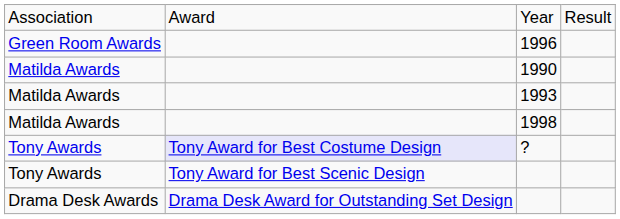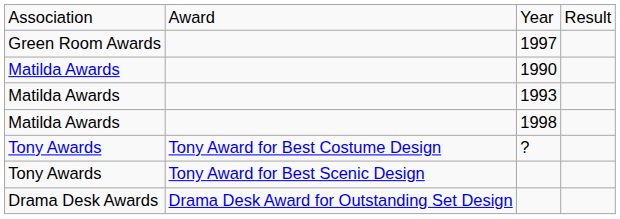- row: (85, 43)
+ row: (85, 43)
(305, 148) lavender background -> (305, 148) no background
